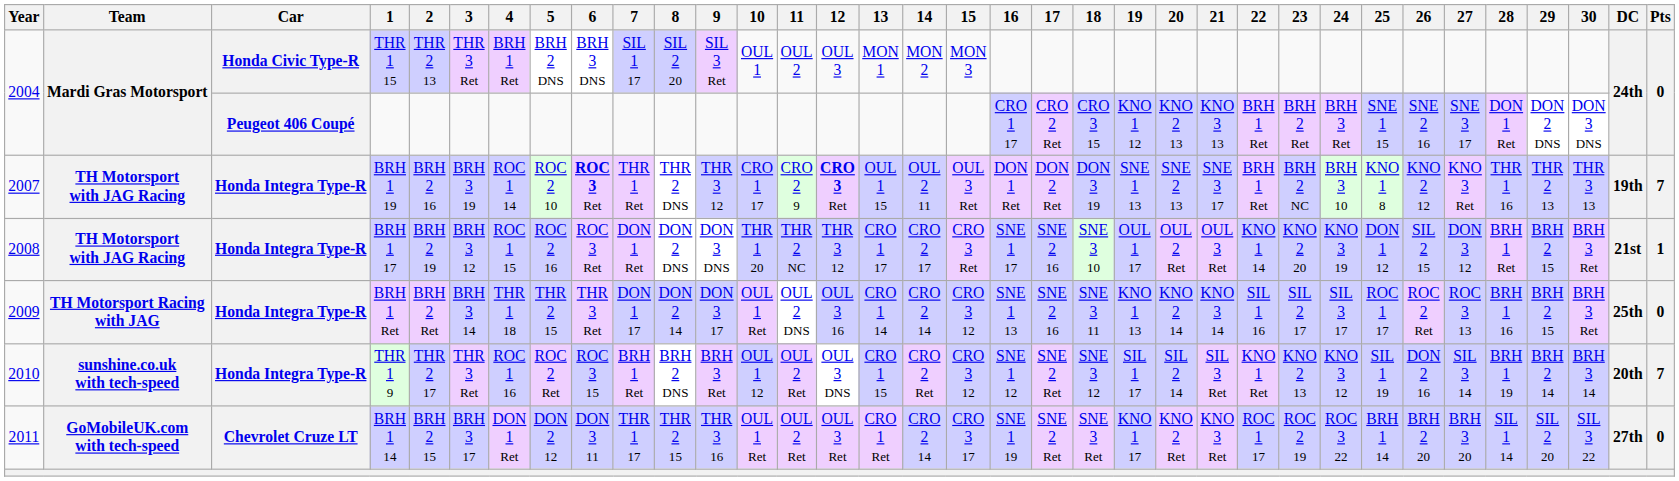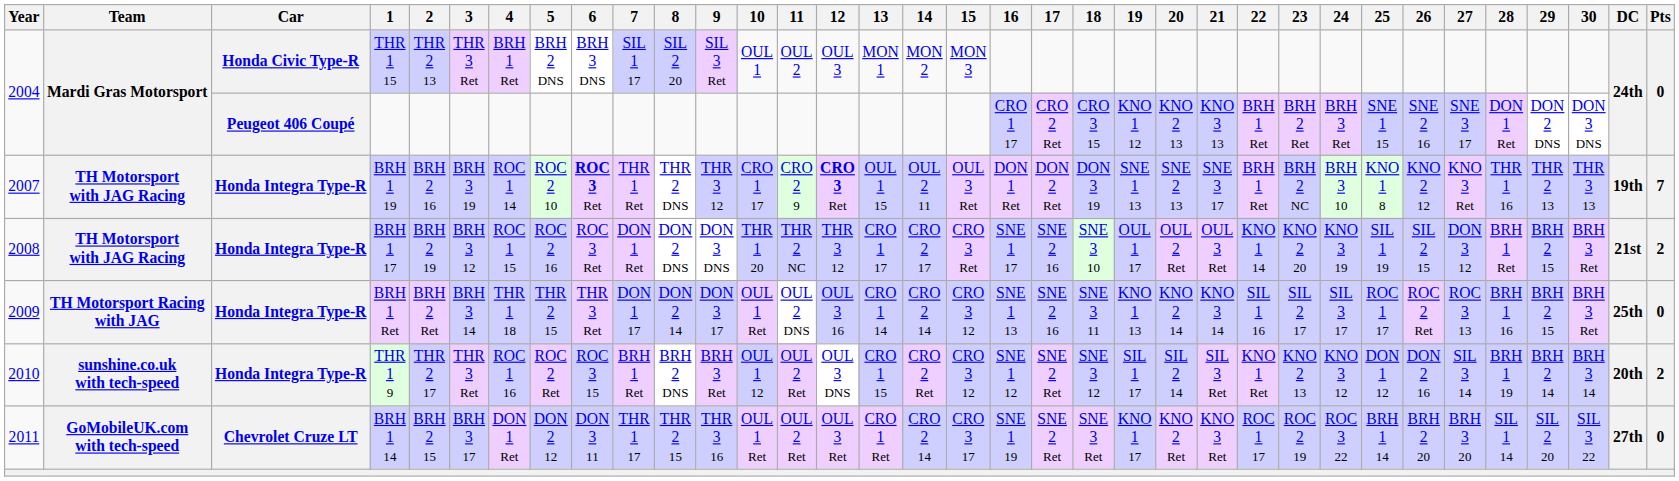(1382, 248) DON 1 12 -> (1382, 248) SIL 1 19
(1660, 249) 1 -> (1660, 249) 2
(1382, 373) SIL 1 19 -> (1382, 373) DON 1 12
(1660, 374) 7 -> (1660, 374) 2
